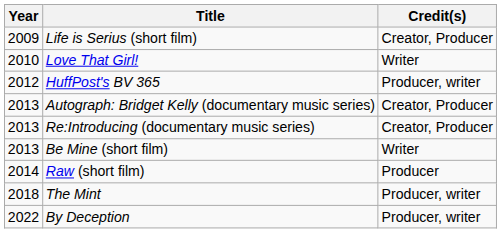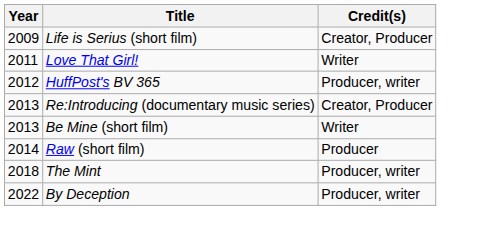(23, 61) 2010 -> (23, 61) 2011
- row: (210, 105)
